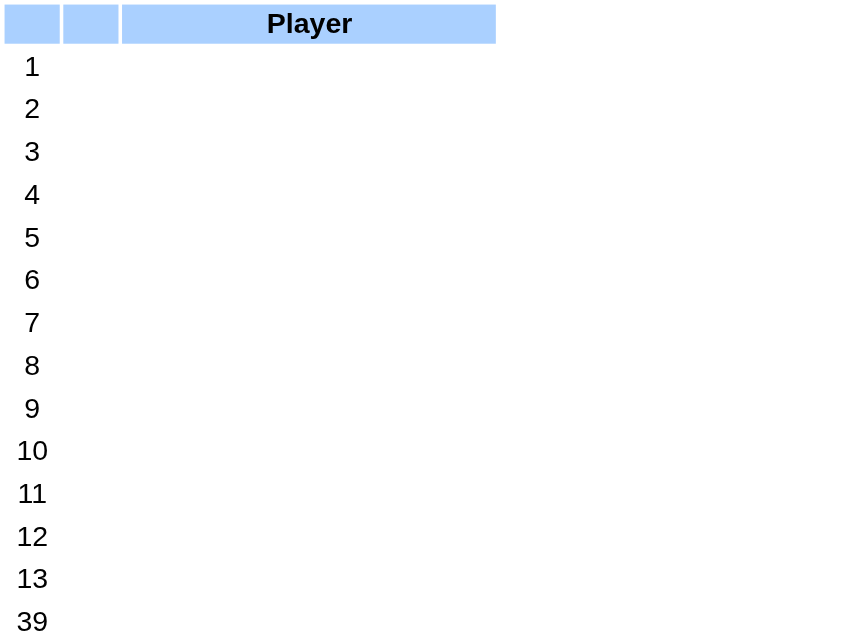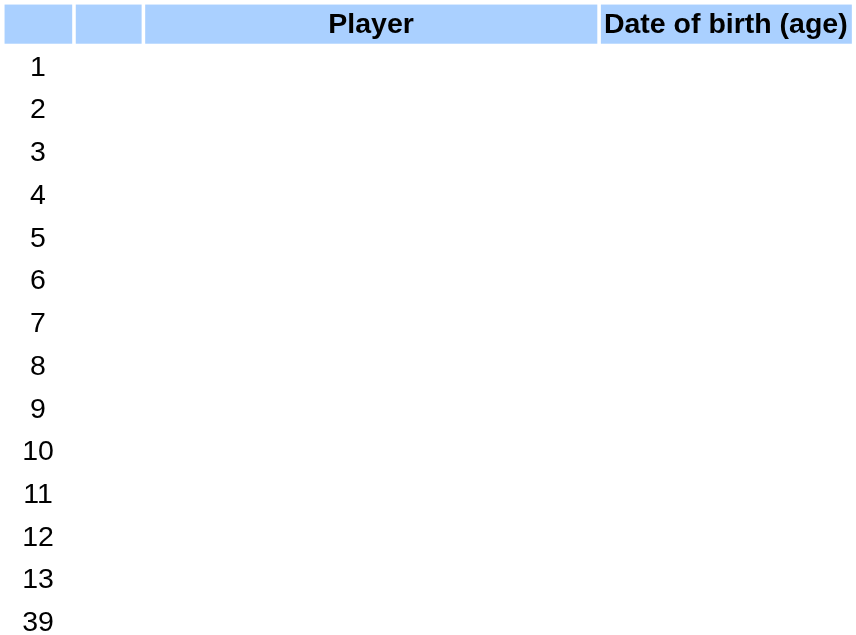+ column: (726, 23)
